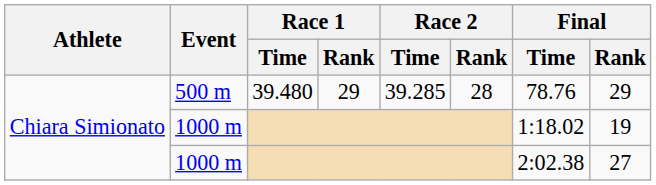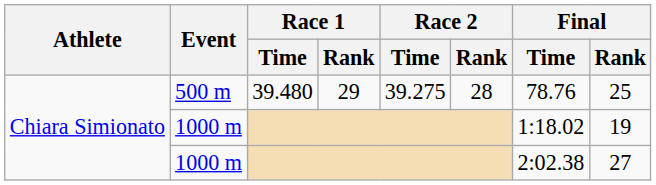(415, 92) 39.285 -> (415, 92) 39.275
(620, 92) 29 -> (620, 92) 25
